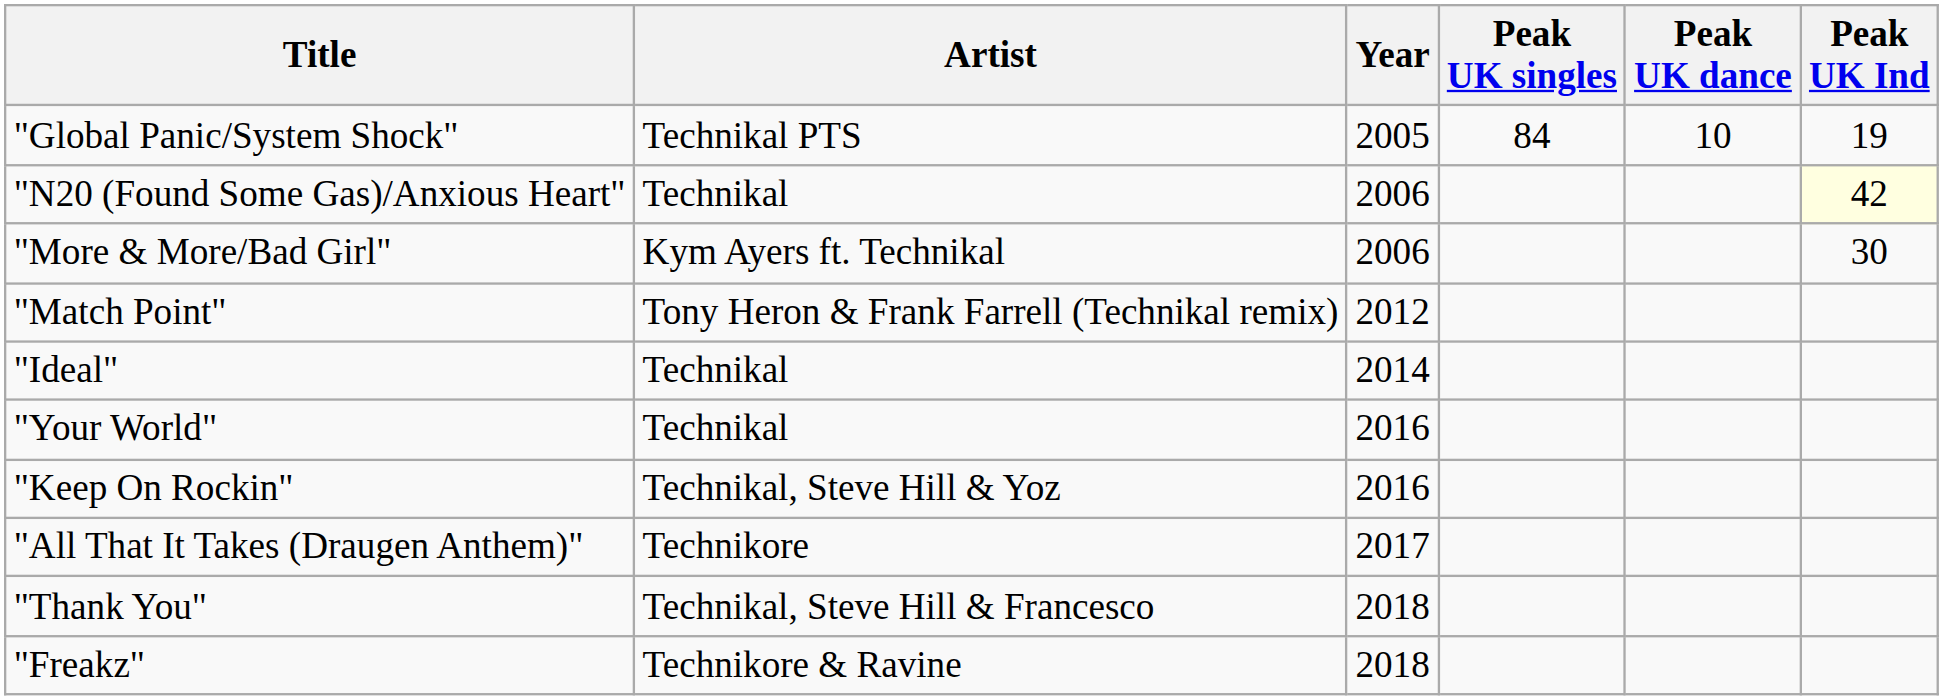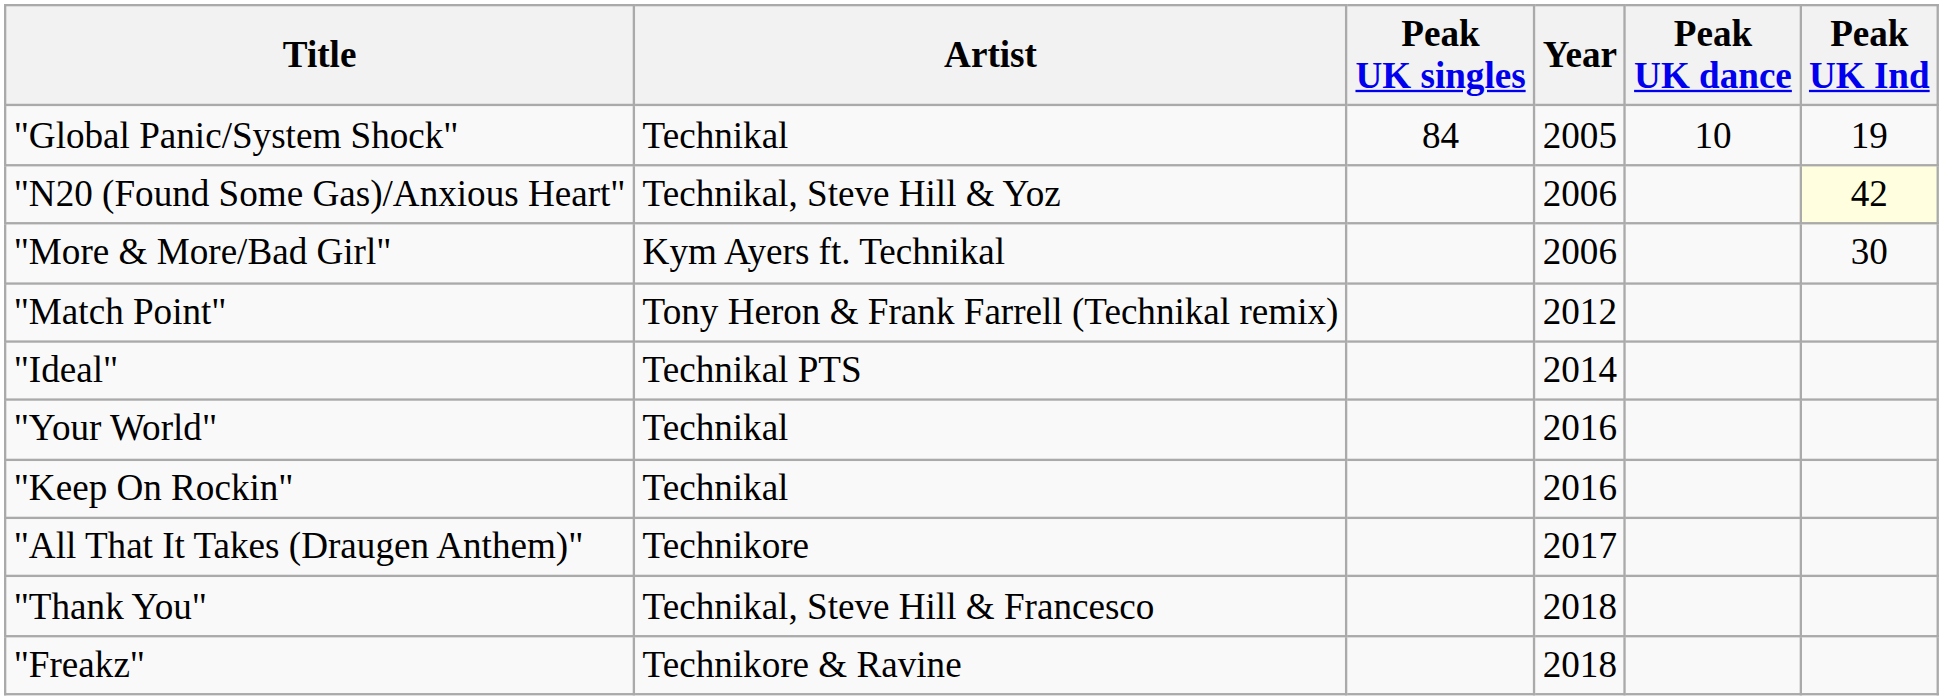columns swapped: (1393, 54) <-> (1532, 54)
(752, 134) Technikal PTS -> (716, 134) Technikal
(716, 193) Technikal -> (852, 193) Technikal, Steve Hill & Yoz
(716, 370) Technikal -> (752, 370) Technikal PTS
(852, 487) Technikal, Steve Hill & Yoz -> (716, 487) Technikal
